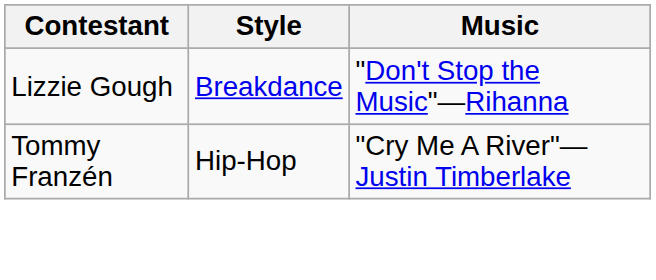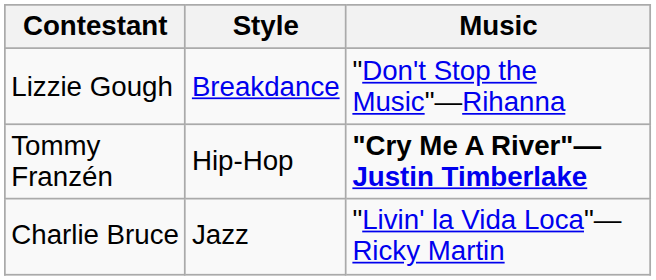(471, 160) normal -> (477, 160) bold
+ row: (95, 235)
